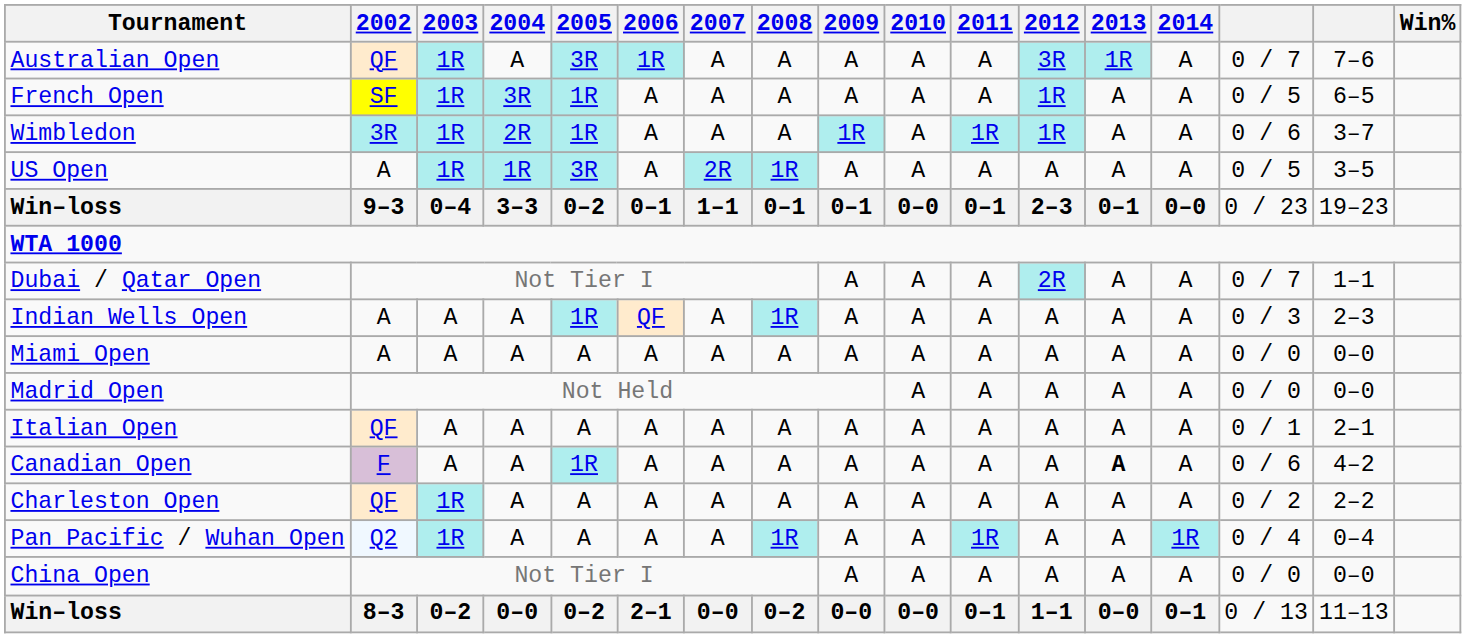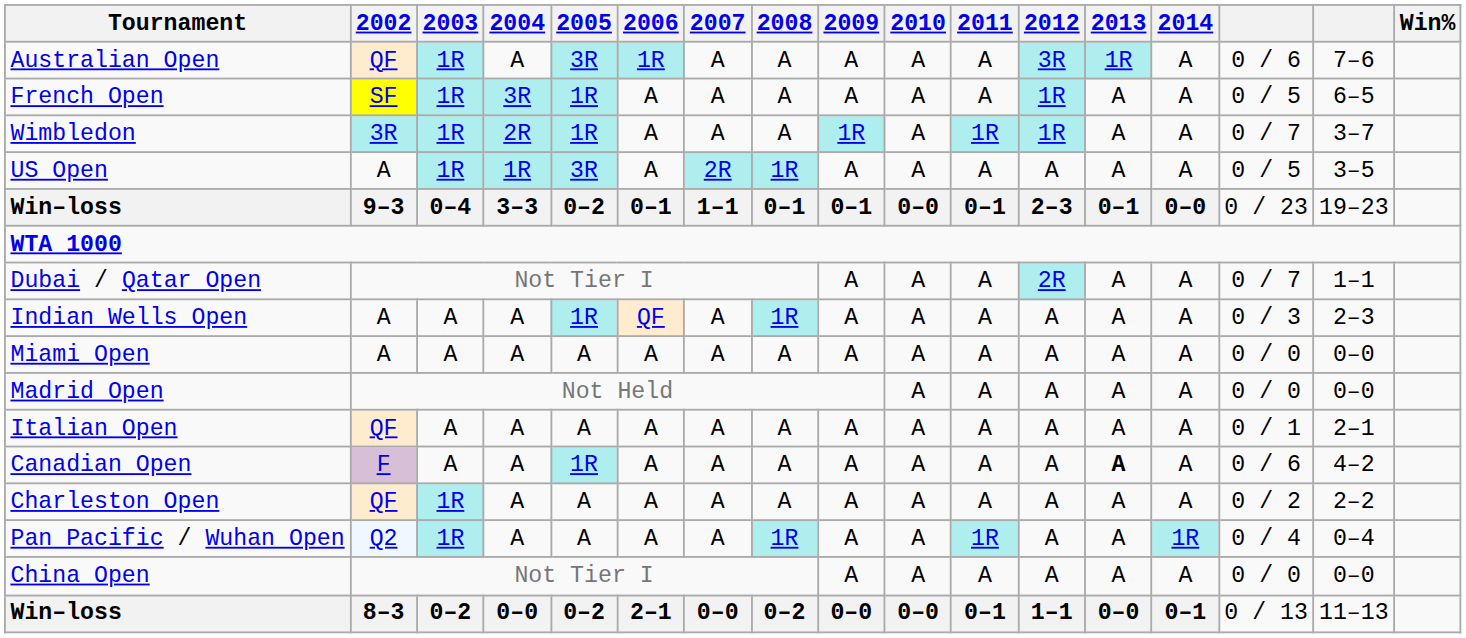(1266, 60) 0 / 7 -> (1266, 60) 0 / 6
(1266, 134) 0 / 6 -> (1266, 134) 0 / 7
